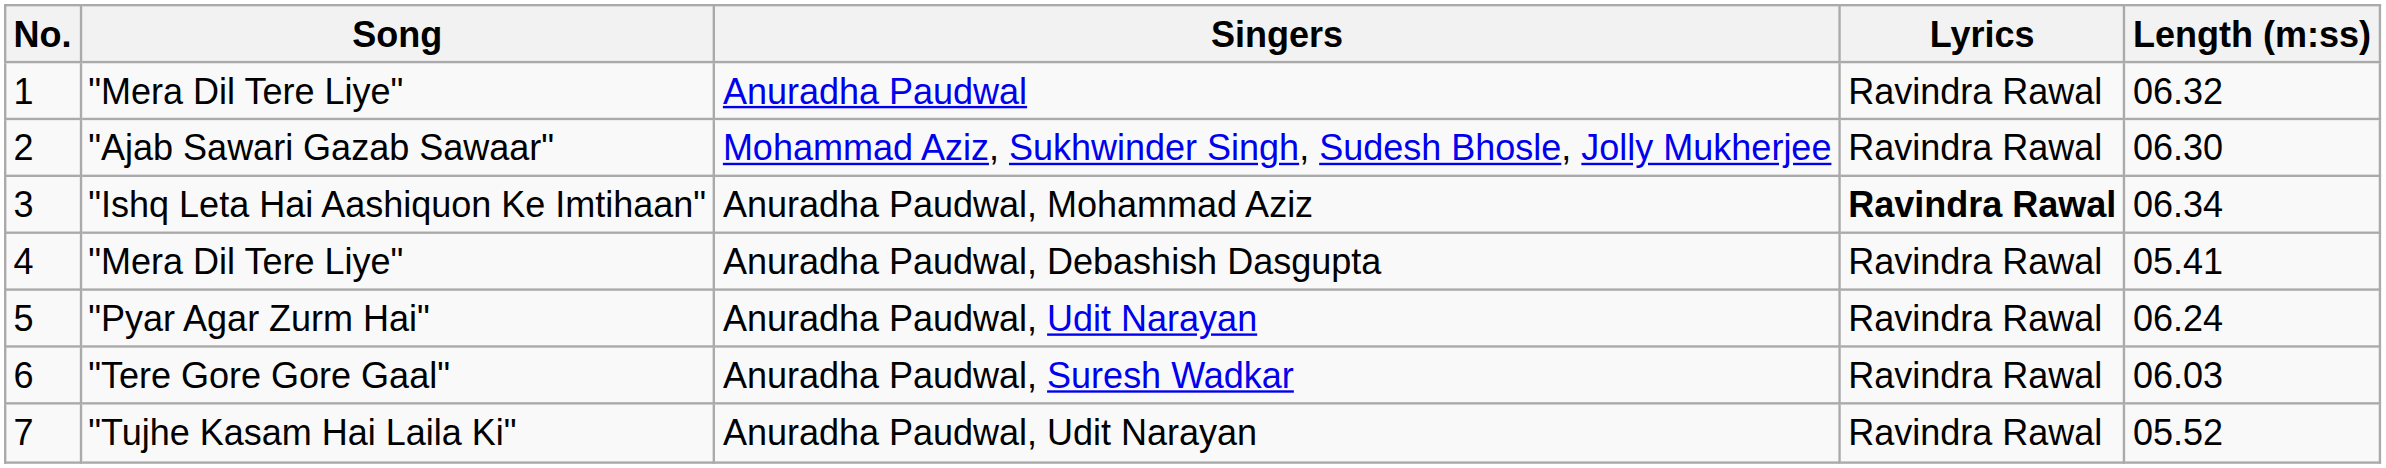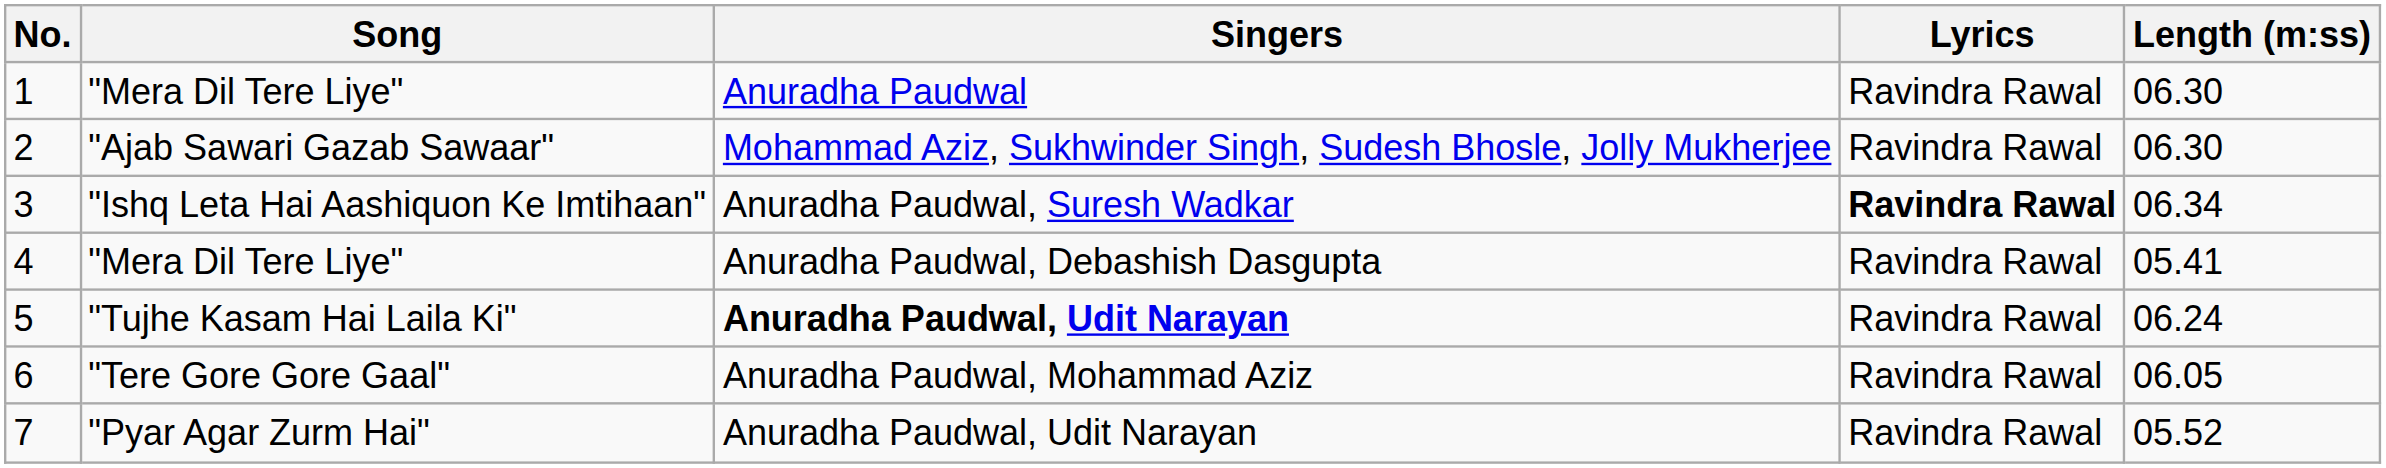(2178, 91) 06.32 -> (2178, 91) 06.30
(1018, 205) Anuradha Paudwal, Mohammad Aziz -> (1008, 205) Anuradha Paudwal, Suresh Wadkar
(259, 319) "Pyar Agar Zurm Hai" -> (302, 319) "Tujhe Kasam Hai Laila Ki"
(990, 319) normal -> (1006, 319) bold
(1008, 376) Anuradha Paudwal, Suresh Wadkar -> (1018, 376) Anuradha Paudwal, Mohammad Aziz
(2178, 376) 06.03 -> (2178, 376) 06.05
(302, 433) "Tujhe Kasam Hai Laila Ki" -> (259, 433) "Pyar Agar Zurm Hai"
